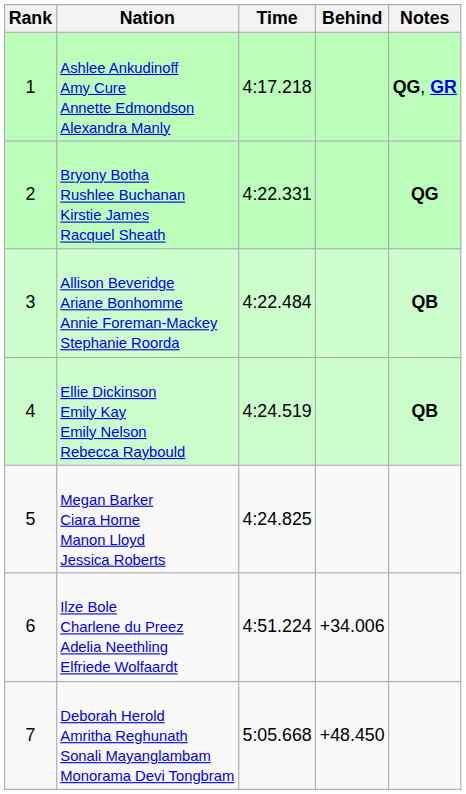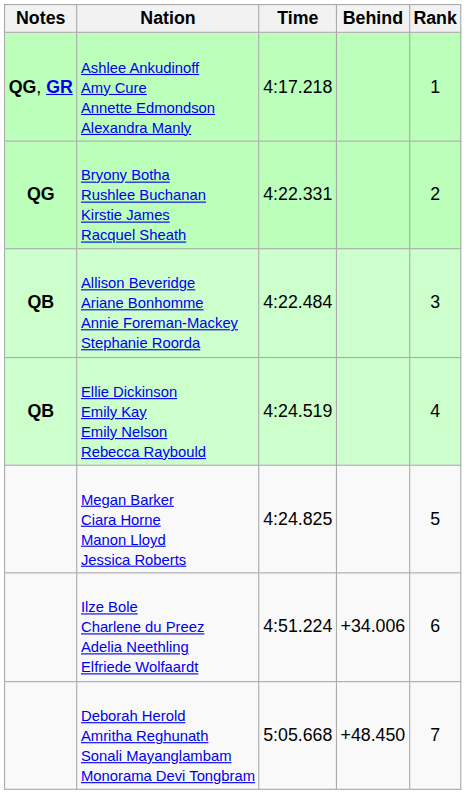columns swapped: (30, 18) <-> (425, 18)
